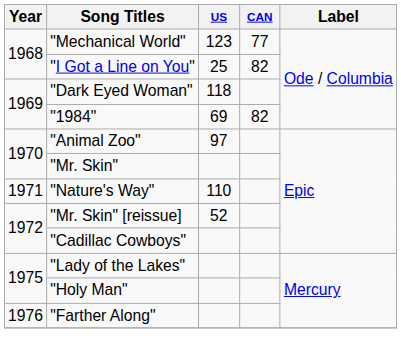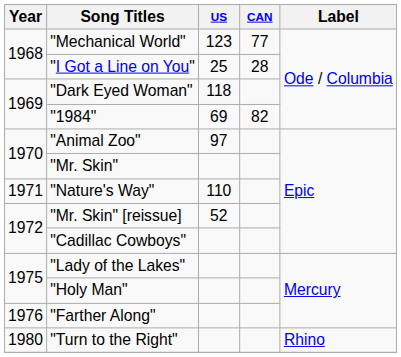(260, 66) 82 -> (260, 66) 28
+ row: (114, 340)
